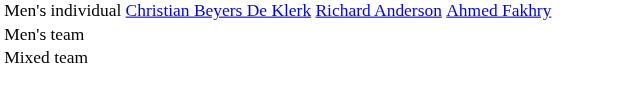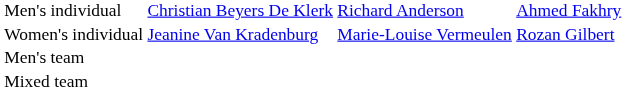+ row: (74, 34)
